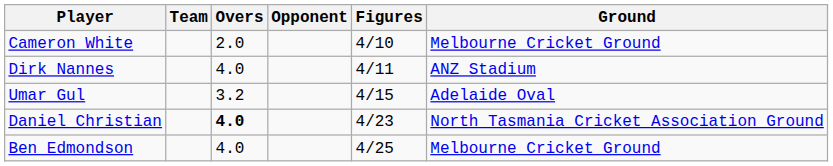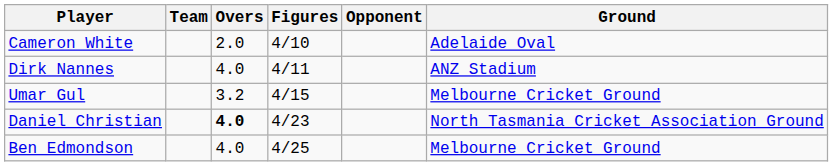columns swapped: (389, 18) <-> (310, 18)
(545, 44) Melbourne Cricket Ground -> (493, 44) Adelaide Oval
(493, 96) Adelaide Oval -> (545, 96) Melbourne Cricket Ground
